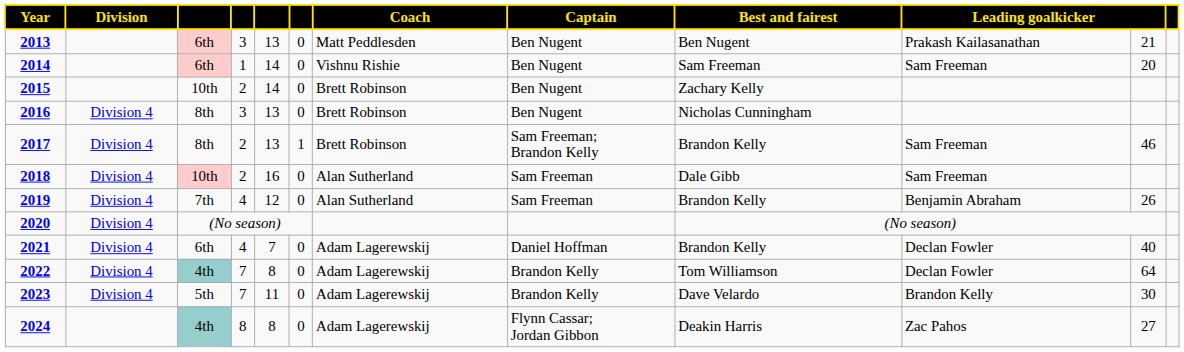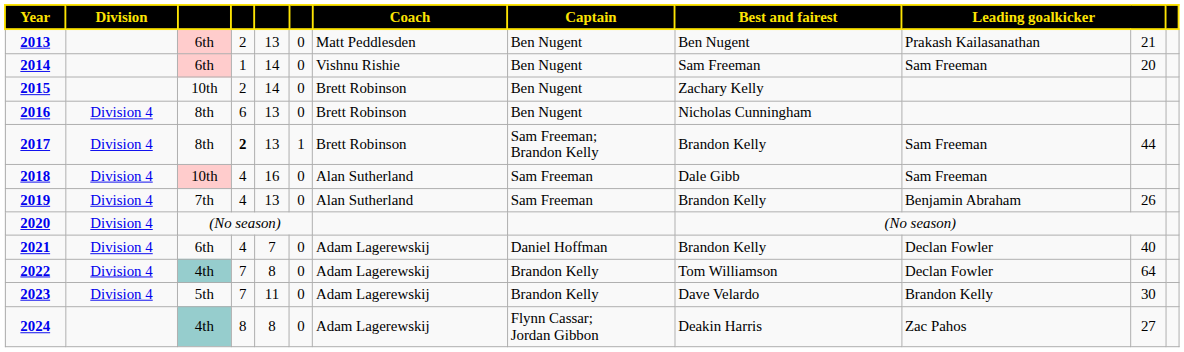(243, 41) 3 -> (243, 41) 2
(243, 112) 3 -> (243, 112) 6
(243, 144) normal -> (243, 144) bold
(1148, 144) 46 -> (1148, 144) 44
(243, 176) 2 -> (243, 176) 4
(272, 200) 12 -> (272, 200) 13
